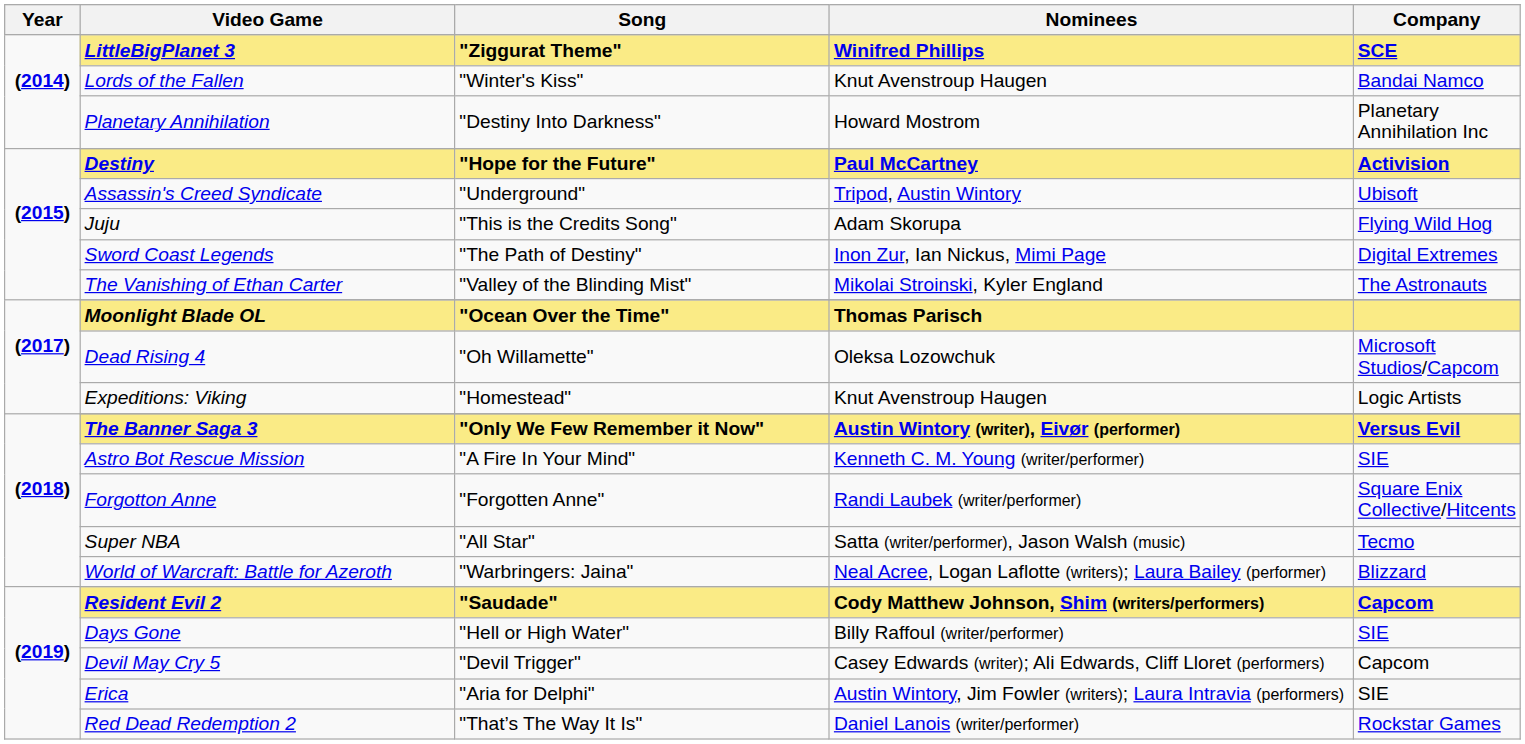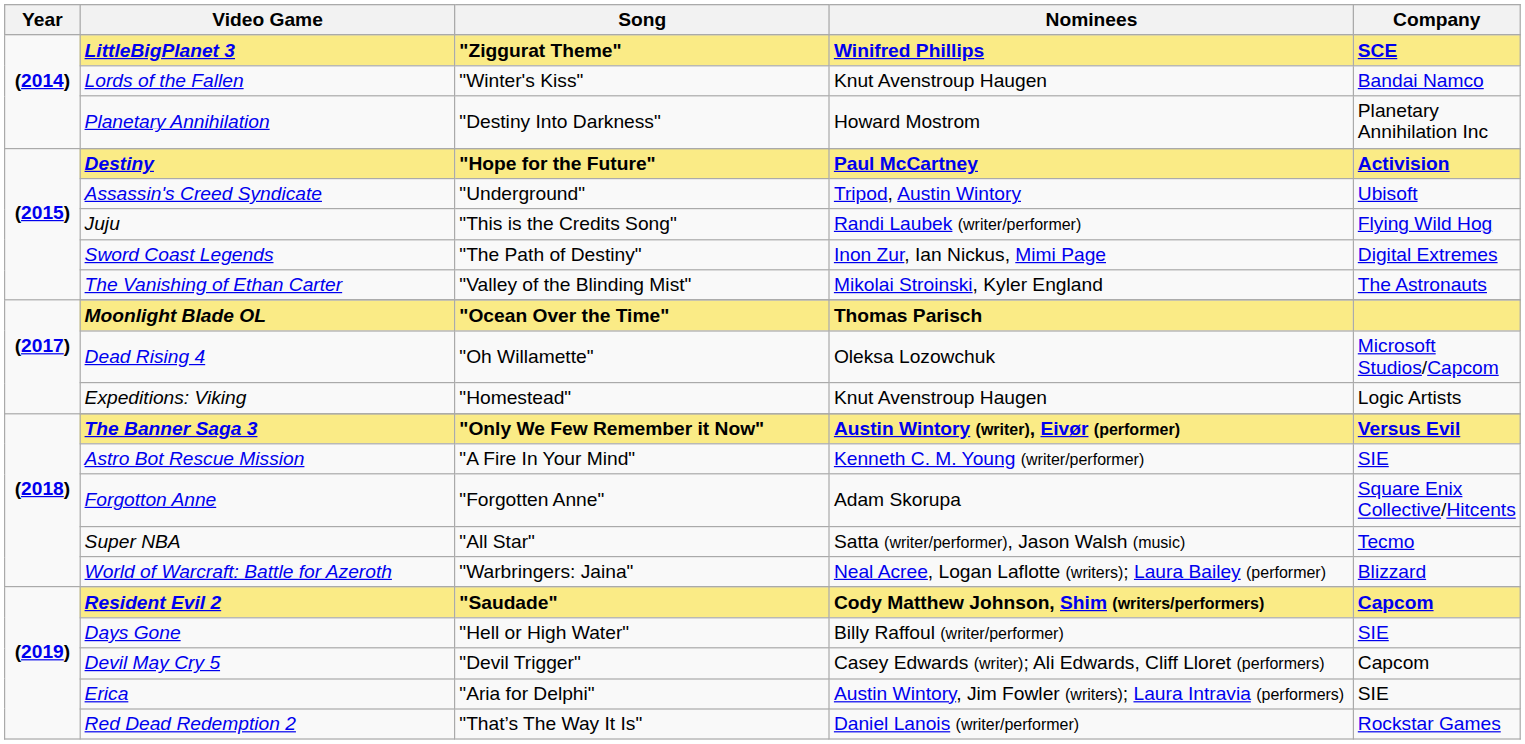(897, 224) Adam Skorupa -> (958, 224) Randi Laubek (writer/performer)
(958, 500) Randi Laubek (writer/performer) -> (897, 500) Adam Skorupa
